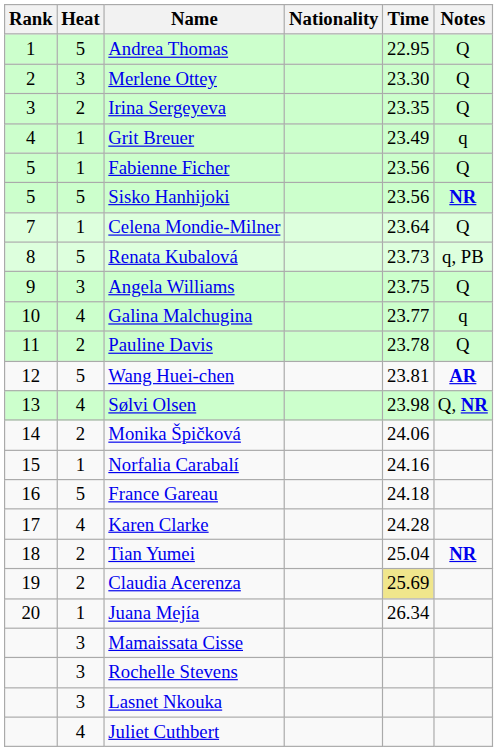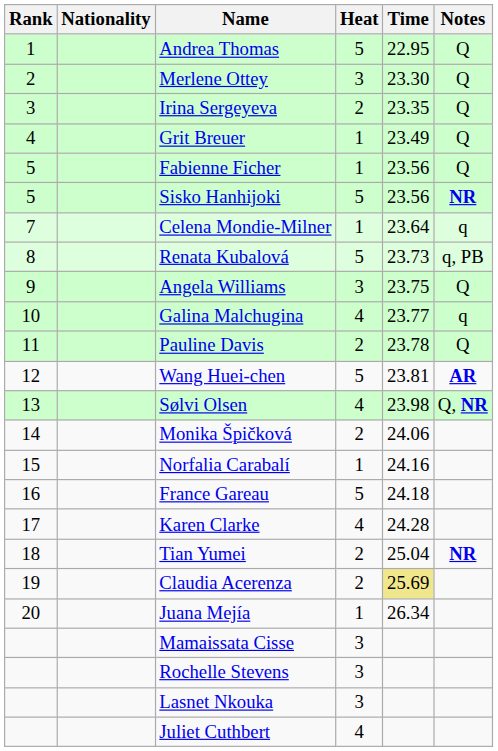columns swapped: (80, 19) <-> (334, 19)
(463, 138) q -> (463, 138) Q
(463, 227) Q -> (463, 227) q
